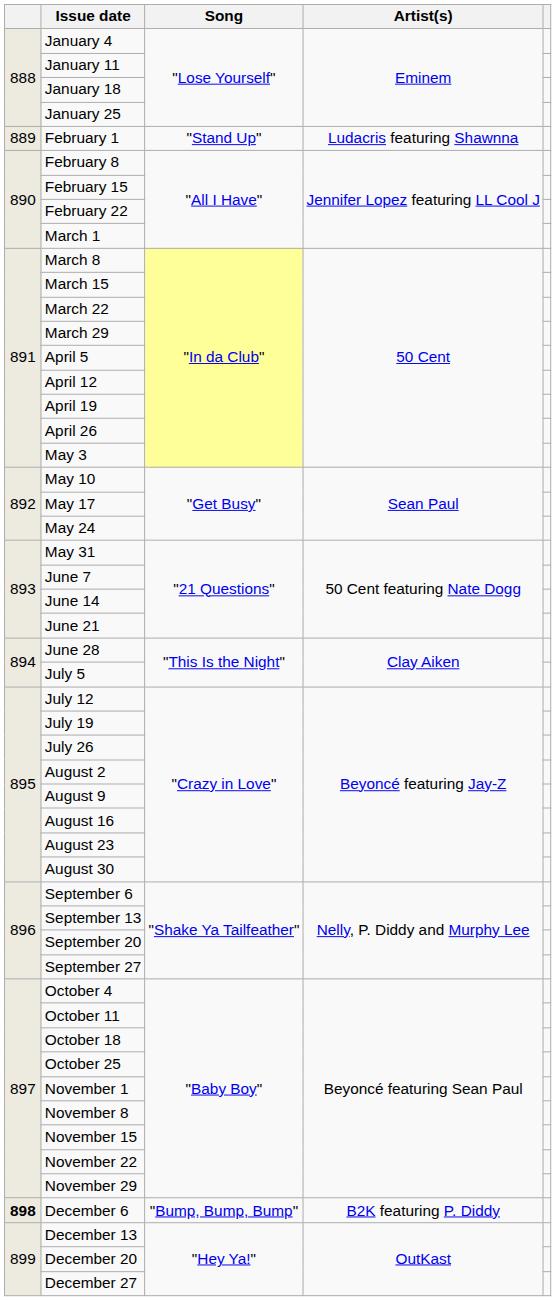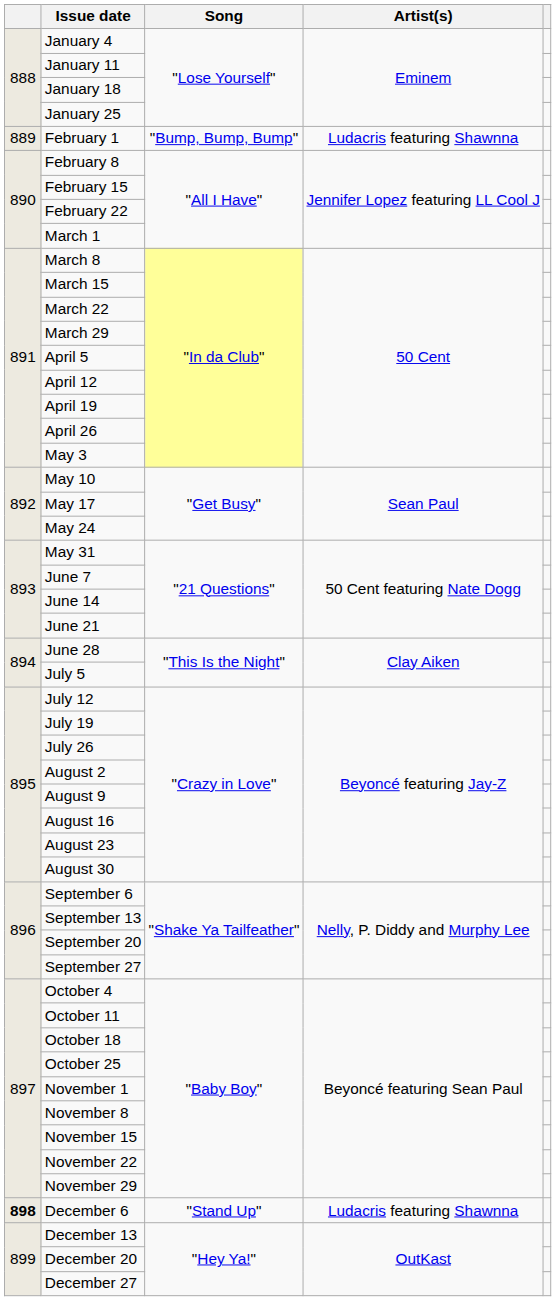(224, 138) "Stand Up" -> (224, 138) "Bump, Bump, Bump"
(224, 1210) "Bump, Bump, Bump" -> (224, 1210) "Stand Up"
(423, 1210) B2K featuring P. Diddy -> (423, 1210) Ludacris featuring Shawnna
